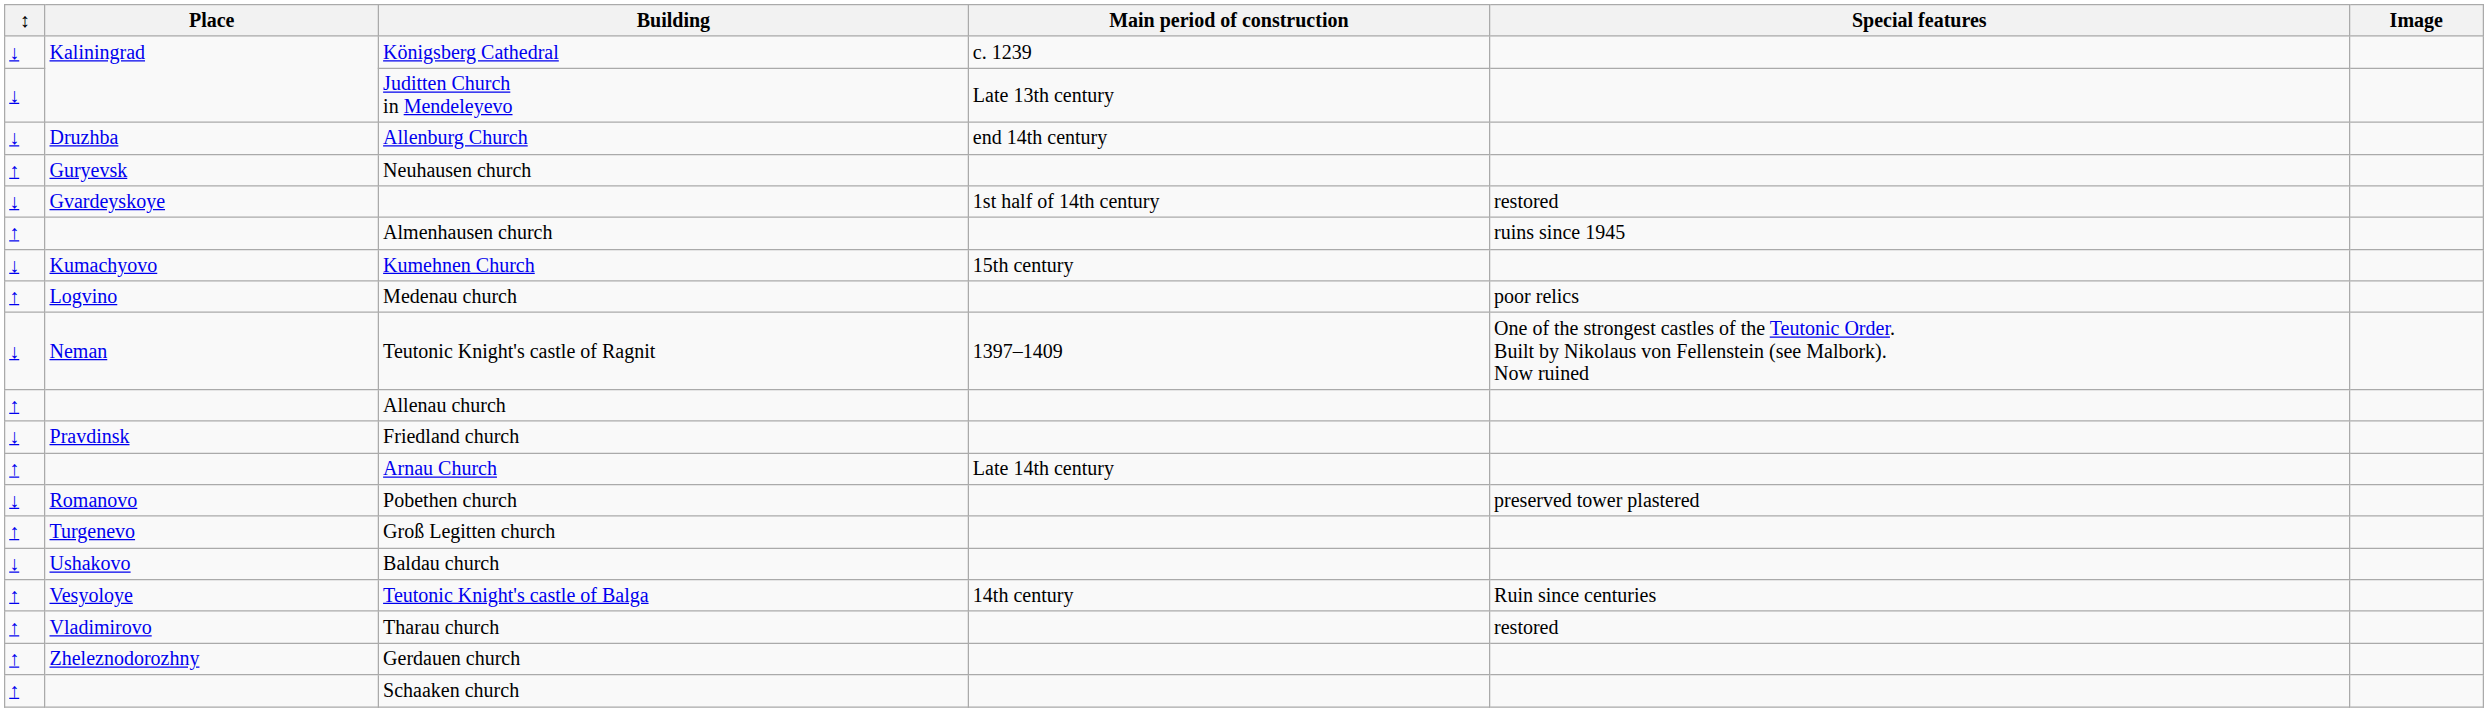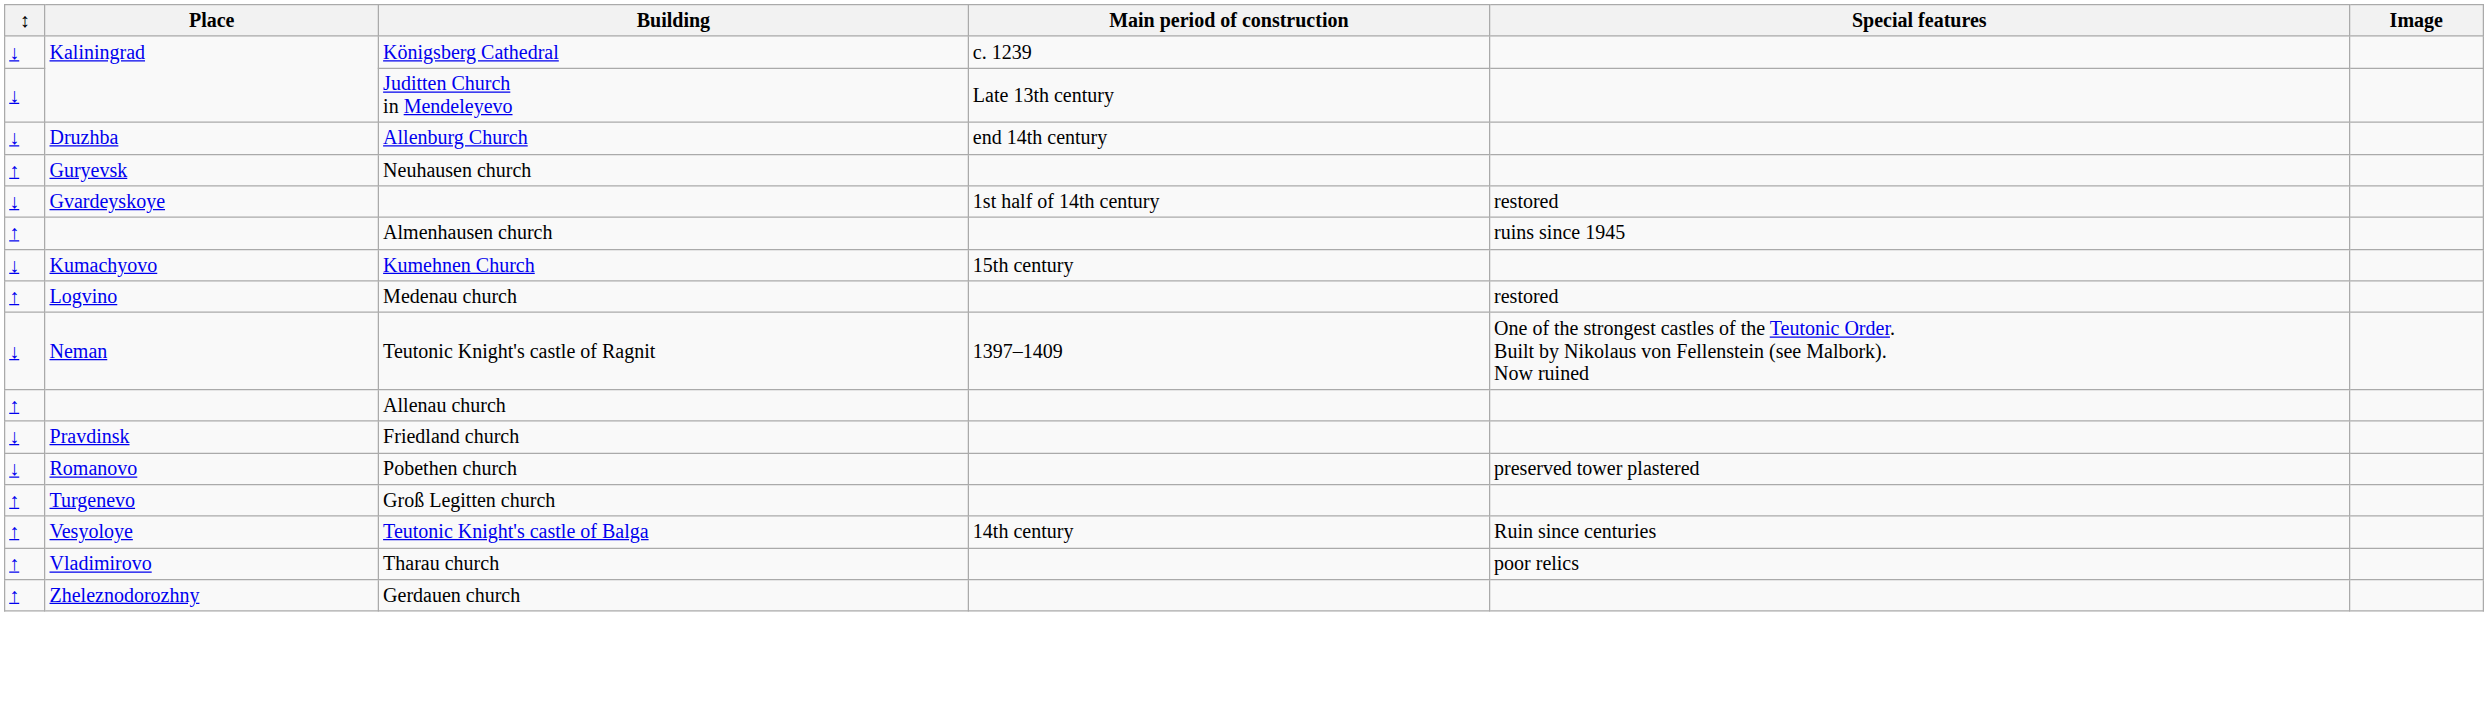(1537, 296) poor relics -> (1526, 296) restored
- row: (440, 468)
- row: (441, 563)
(1526, 627) restored -> (1537, 563) poor relics
- row: (451, 690)
